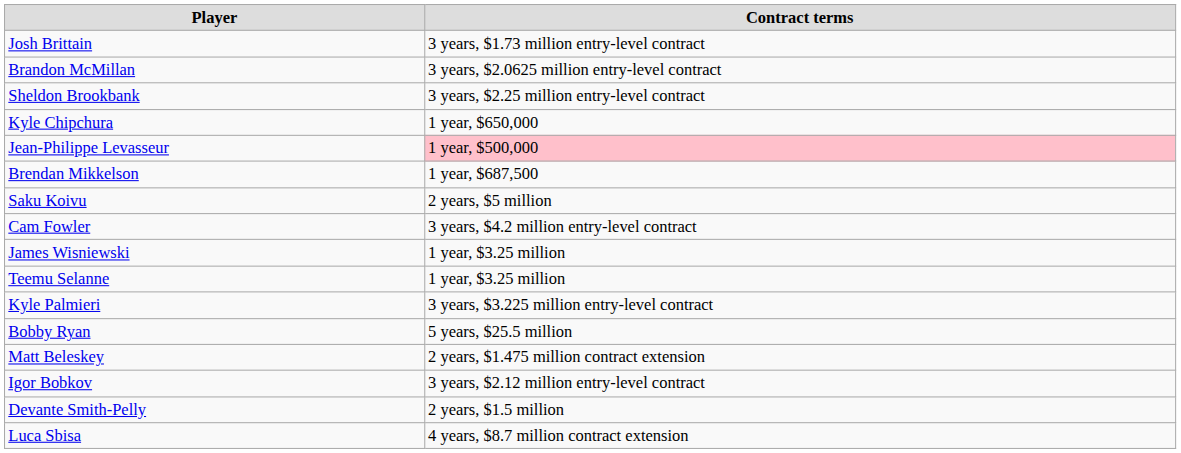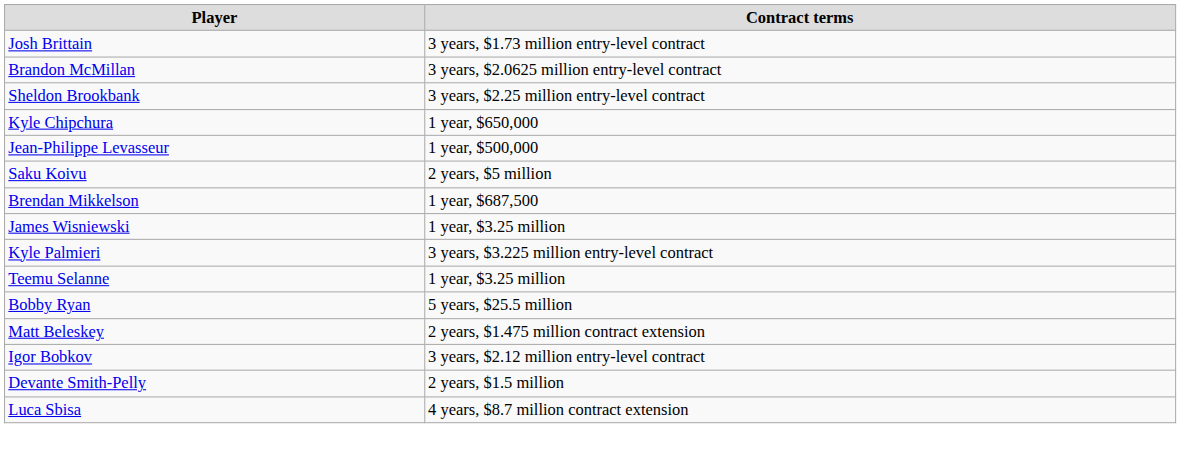(483, 148) pink background -> (483, 148) no background
rows swapped: (47, 200) <-> (74, 174)
- row: (49, 226)
rows swapped: (54, 305) <-> (59, 278)
